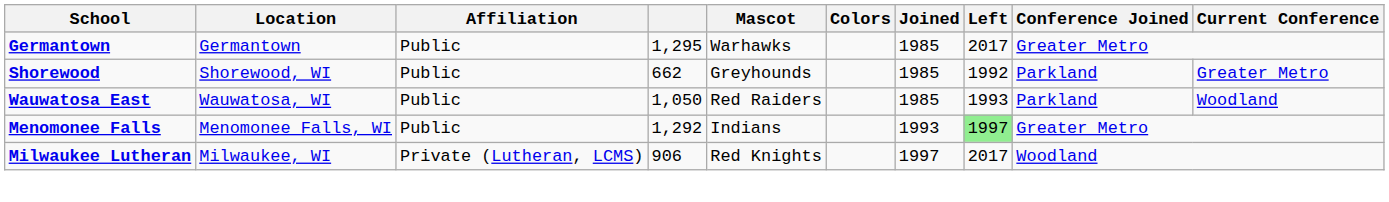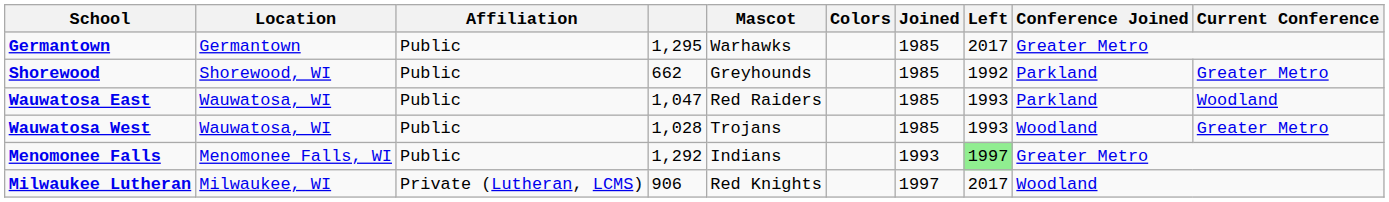(677, 101) 1,050 -> (677, 101) 1,047
+ row: (80, 129)
